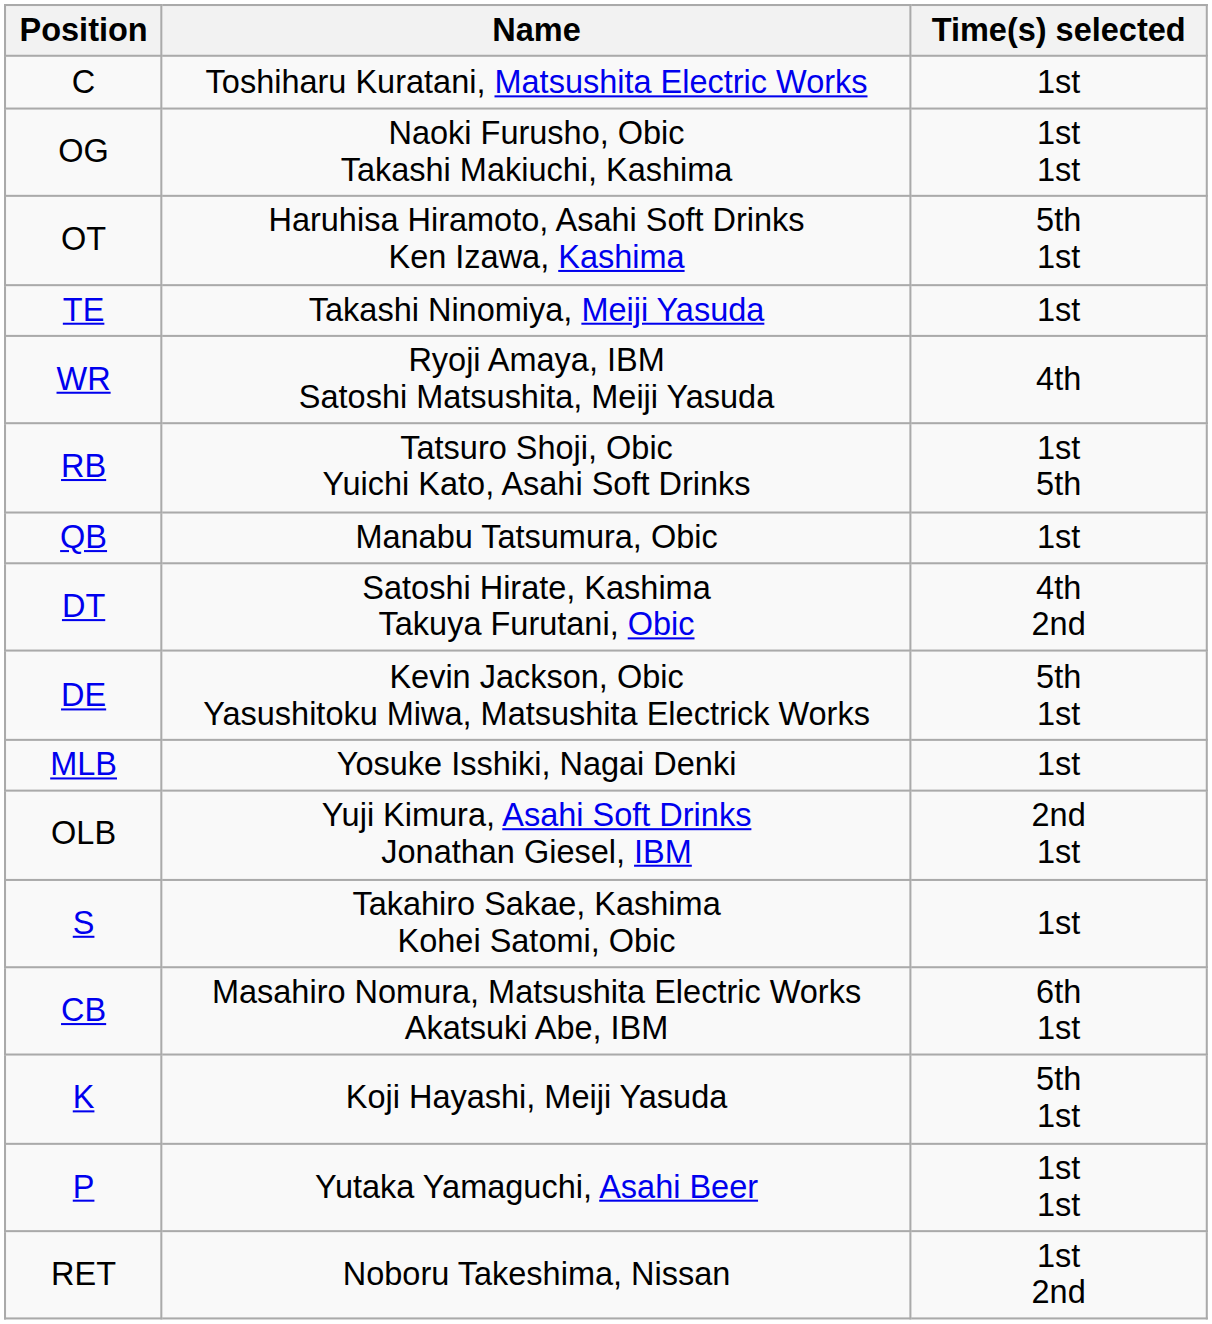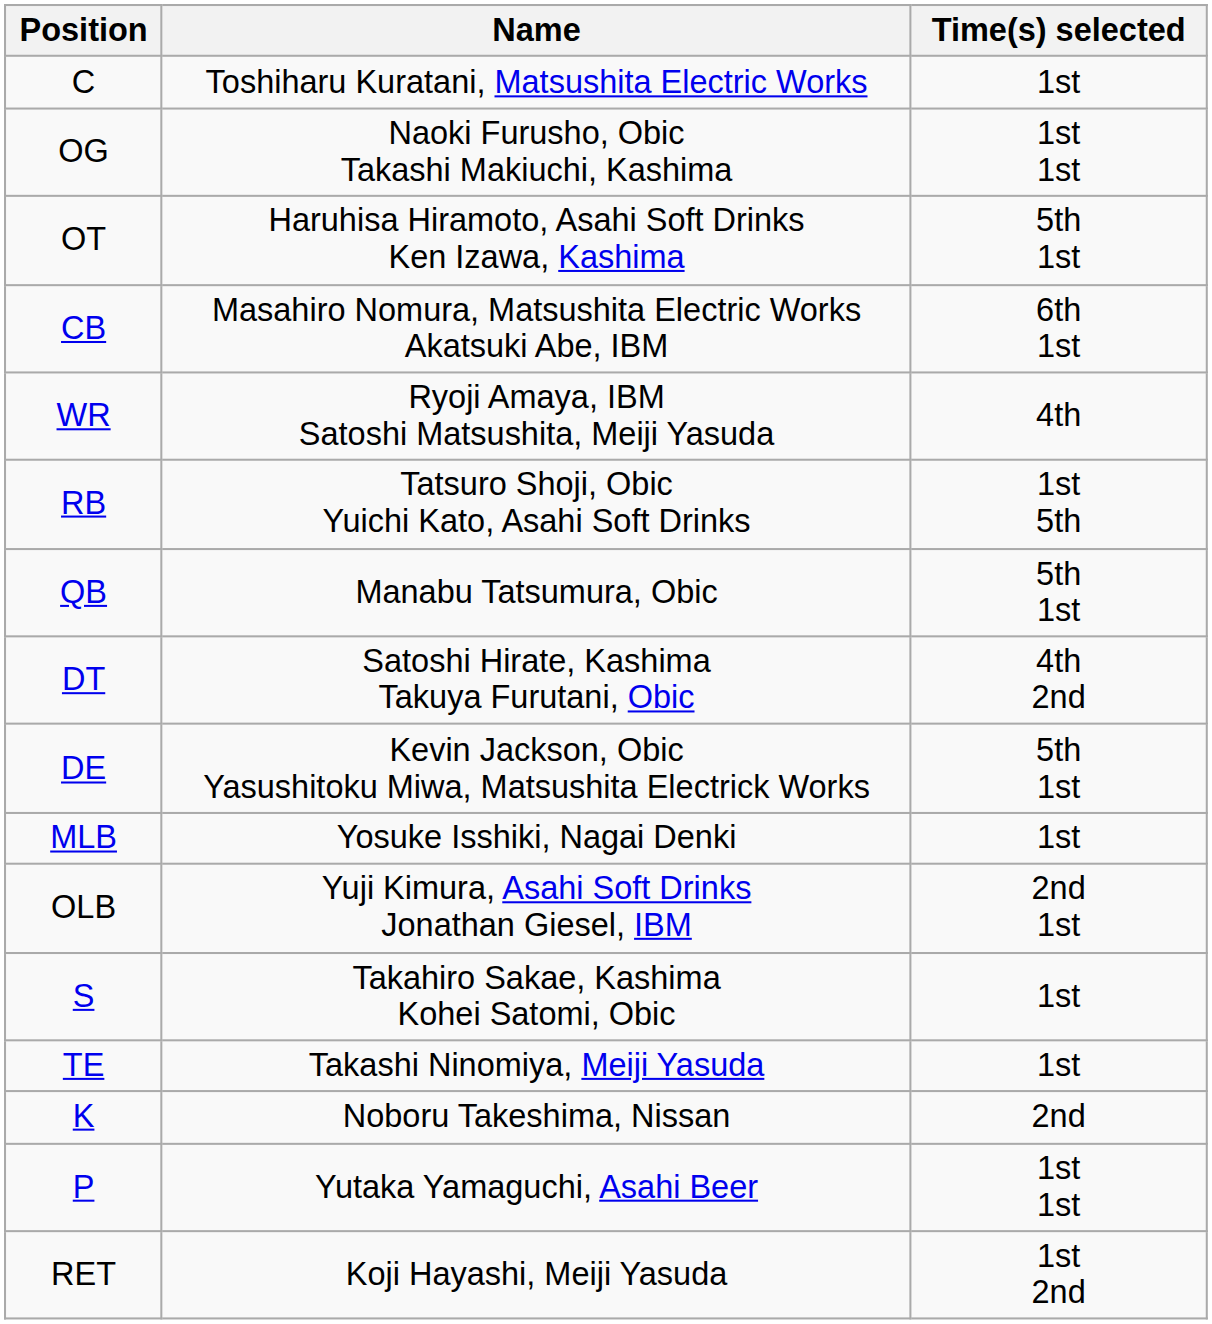rows swapped: (84, 309) <-> (84, 1010)
(1059, 536) 1st -> (1059, 591) 5th 1st
(537, 1098) Koji Hayashi, Meiji Yasuda -> (537, 1116) Noboru Takeshima, Nissan
(1059, 1098) 5th 1st -> (1059, 1116) 2nd
(537, 1274) Noboru Takeshima, Nissan -> (537, 1274) Koji Hayashi, Meiji Yasuda
